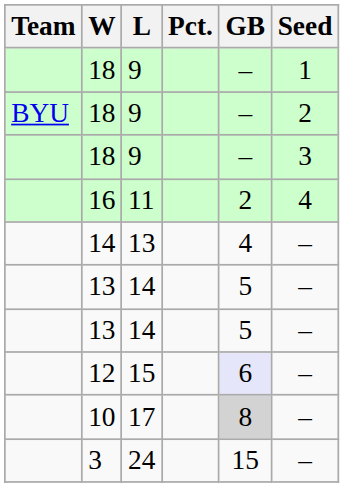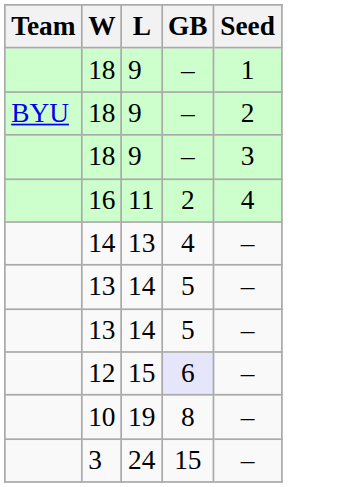- column: (190, 26)
(142, 416) 17 -> (142, 416) 19
(245, 416) lightgrey background -> (188, 416) no background
